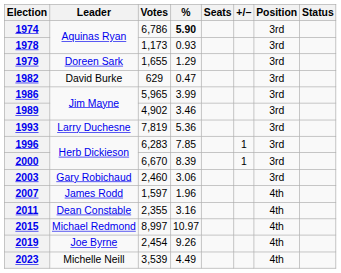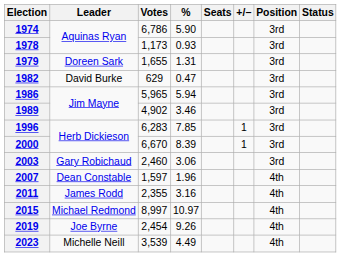(186, 29) bold -> (186, 29) normal
(186, 62) 1.29 -> (186, 62) 1.31
(186, 95) 3.99 -> (186, 95) 5.94
- row: (27, 128)
(94, 194) James Rodd -> (94, 177) Dean Constable
(94, 210) Dean Constable -> (94, 194) James Rodd
